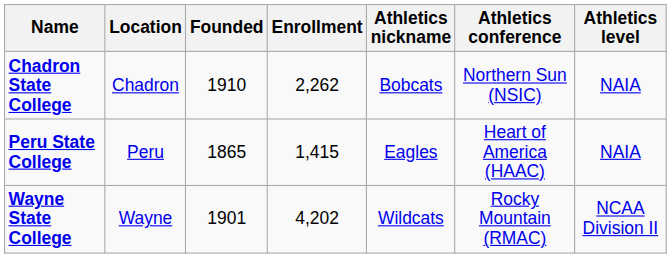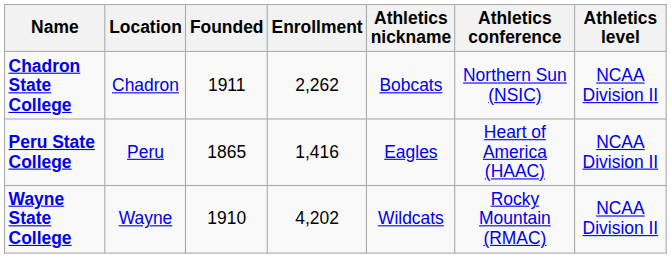(227, 85) 1910 -> (227, 85) 1911
(620, 85) NAIA -> (620, 85) NCAA Division II
(317, 152) 1,415 -> (317, 152) 1,416
(620, 152) NAIA -> (620, 152) NCAA Division II
(227, 219) 1901 -> (227, 219) 1910
